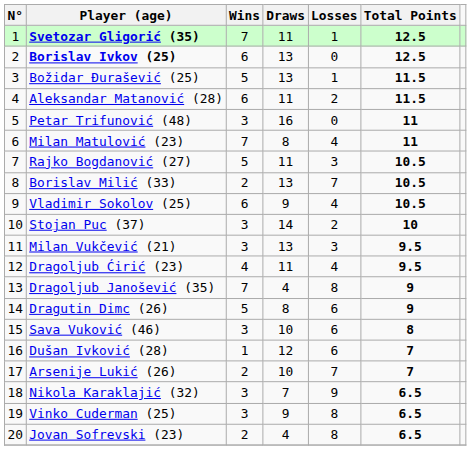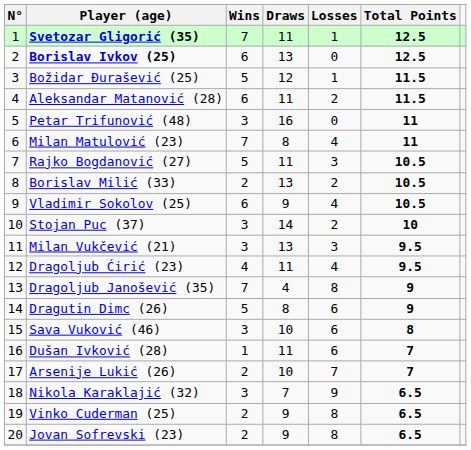(286, 78) 13 -> (286, 78) 12
(334, 183) 7 -> (334, 183) 2
(286, 351) 12 -> (286, 351) 11
(245, 414) 3 -> (245, 414) 2
(286, 434) 4 -> (286, 434) 9
